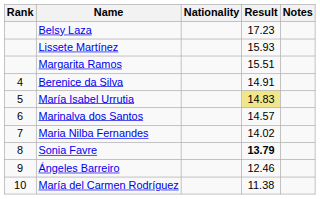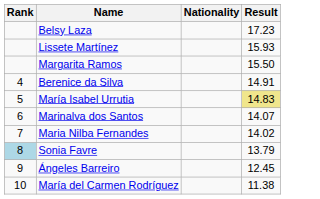- column: (298, 13)
(261, 64) 15.51 -> (261, 64) 15.50
(261, 116) 14.57 -> (261, 116) 14.07
(20, 151) no background -> (20, 151) lightblue background
(261, 151) bold -> (261, 151) normal
(261, 168) 12.46 -> (261, 168) 12.45
